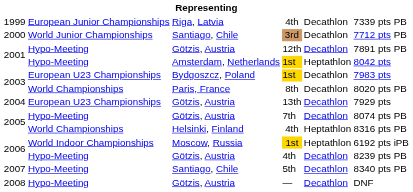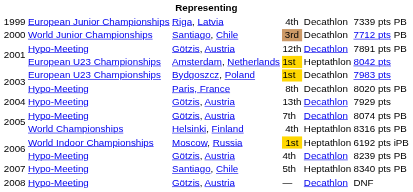(58, 62) Hypo-Meeting -> (94, 62) European U23 Championships
(76, 89) World Championships -> (58, 89) Hypo-Meeting
(94, 102) European U23 Championships -> (58, 102) Hypo-Meeting
(326, 169) Decathlon -> (327, 169) Heptathlon
